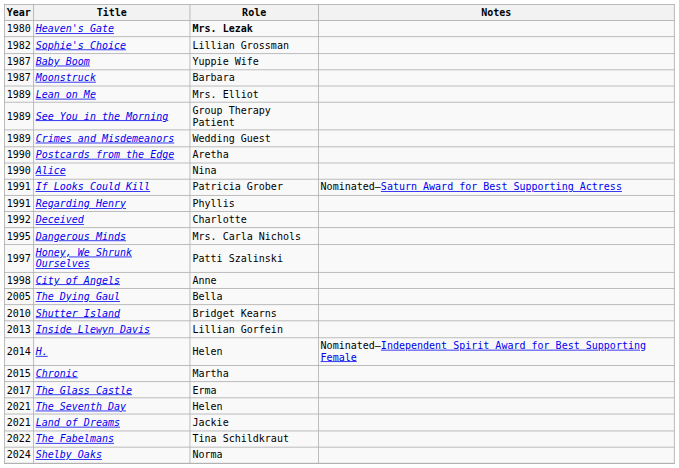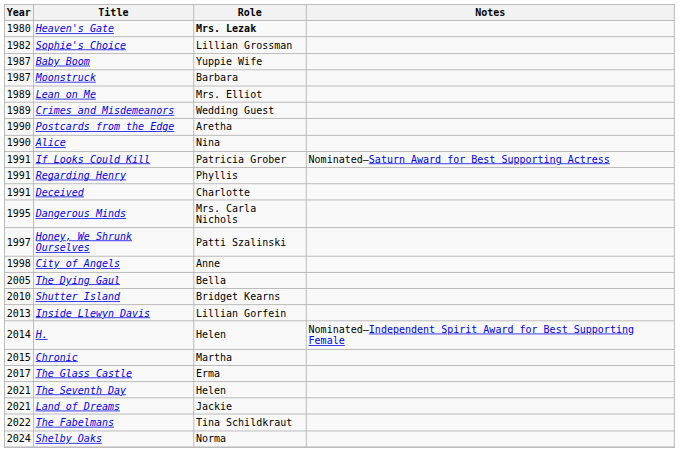- row: (102, 116)
(19, 220) 1992 -> (19, 192) 1991
